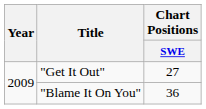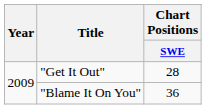(173, 72) 27 -> (173, 72) 28
